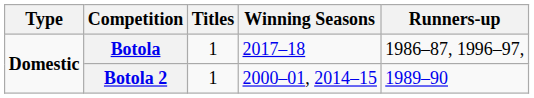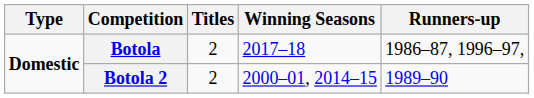(213, 49) 1 -> (213, 49) 2
(213, 78) 1 -> (213, 78) 2
